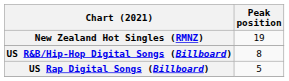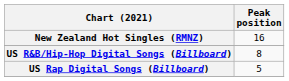(259, 38) 19 -> (259, 38) 16
